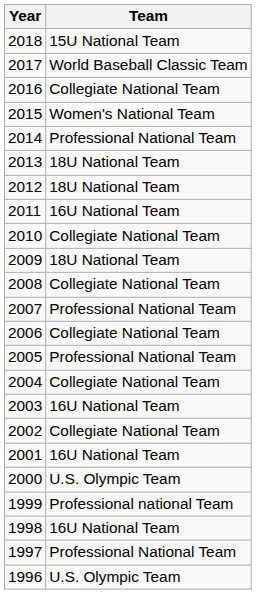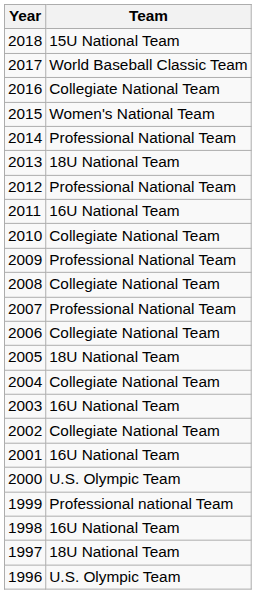(114, 187) 18U National Team -> (143, 187) Professional National Team
(114, 260) 18U National Team -> (143, 260) Professional National Team
(143, 357) Professional National Team -> (114, 357) 18U National Team
(143, 552) Professional National Team -> (114, 552) 18U National Team
